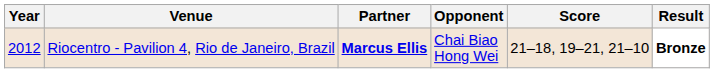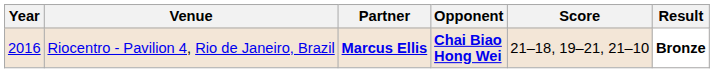(24, 48) 2012 -> (24, 48) 2016
(466, 48) normal -> (468, 48) bold
